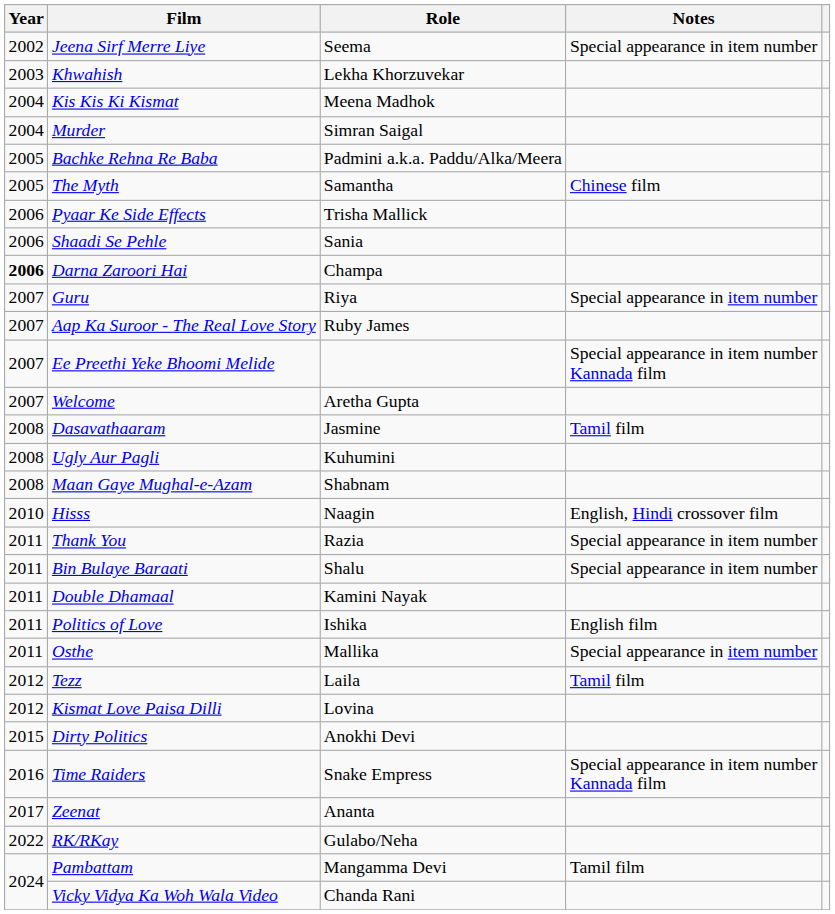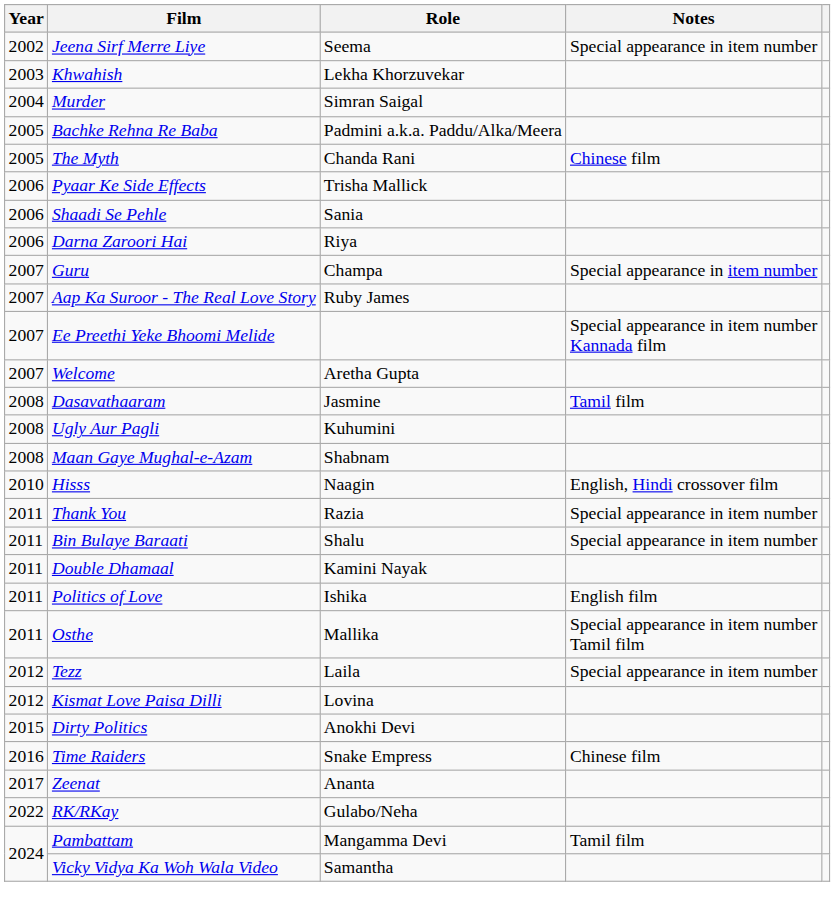- row: (115, 102)
(359, 185) Samantha -> (370, 158) Chanda Rani
(26, 269) bold -> (26, 241) normal
(353, 269) Champa -> (340, 241) Riya
(340, 297) Riya -> (353, 269) Champa
(694, 652) Special appearance in item number -> (694, 634) Special appearance in item number Tamil film
(607, 680) Tamil film -> (694, 672) Special appearance in item number
(694, 773) Special appearance in item number Kannada film -> (615, 755) Chinese film
(370, 895) Chanda Rani -> (359, 867) Samantha
